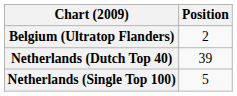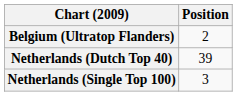(205, 79) 5 -> (205, 79) 3
